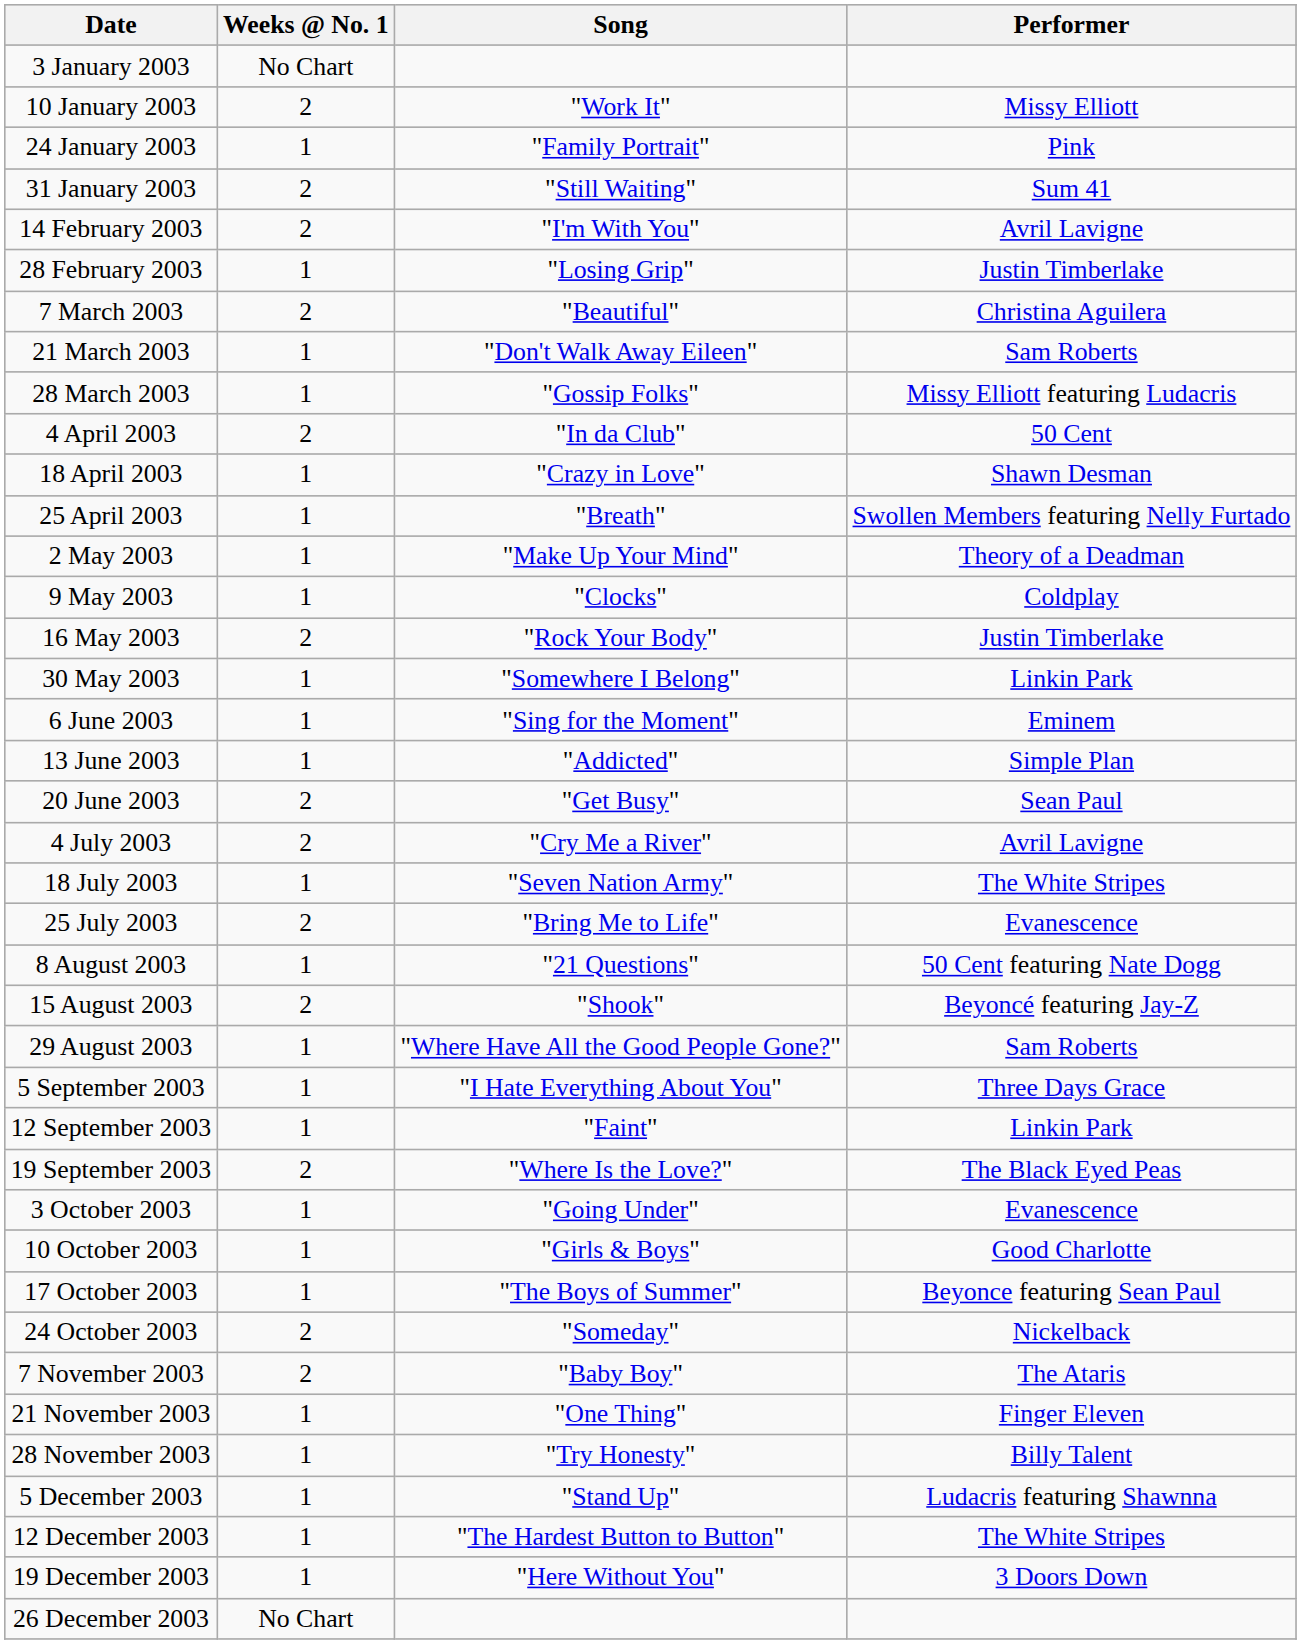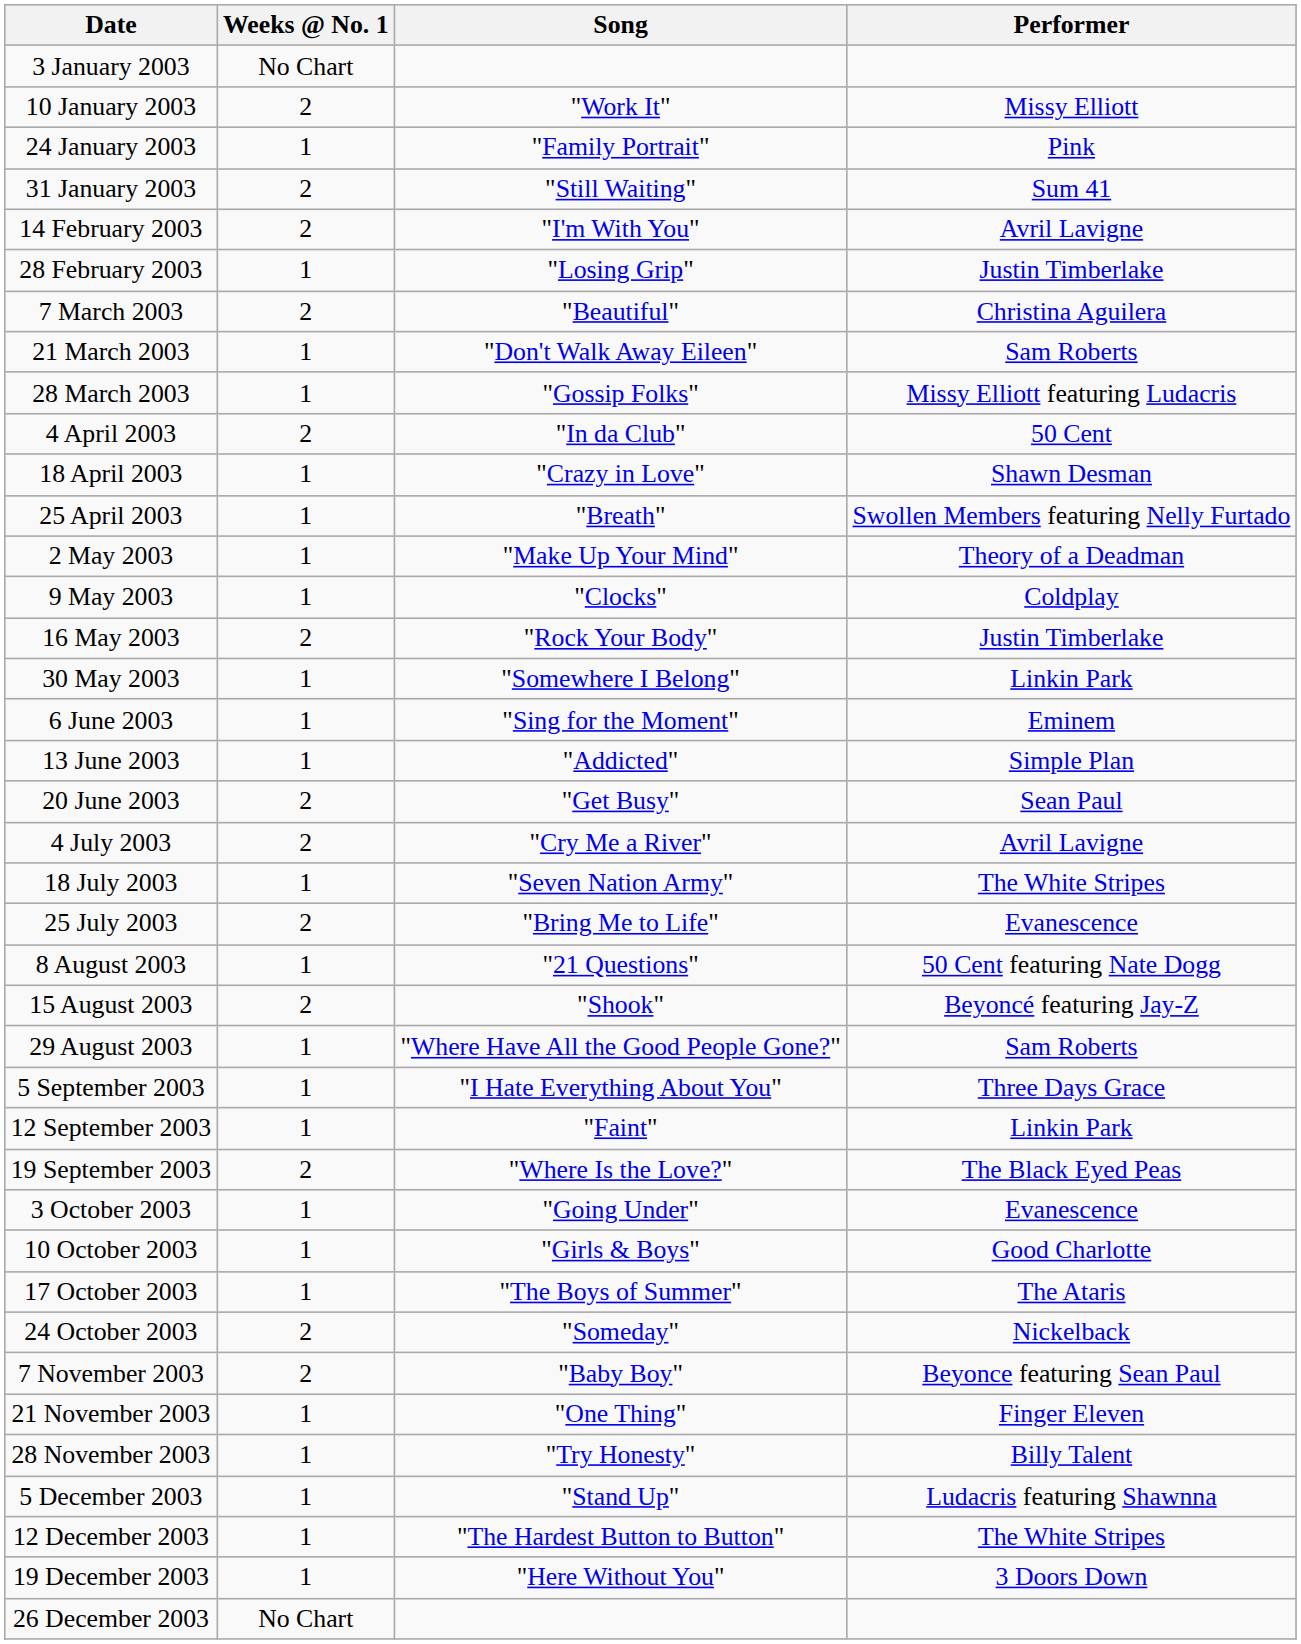(1071, 1291) Beyonce featuring Sean Paul -> (1071, 1291) The Ataris
(1071, 1373) The Ataris -> (1071, 1373) Beyonce featuring Sean Paul
